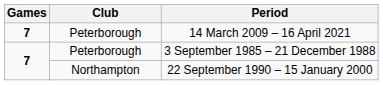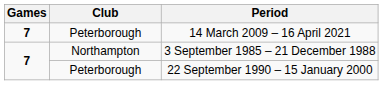(105, 51) Peterborough -> (105, 51) Northampton
(105, 70) Northampton -> (105, 70) Peterborough
